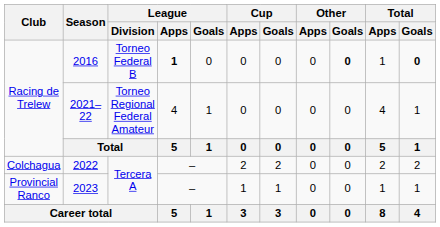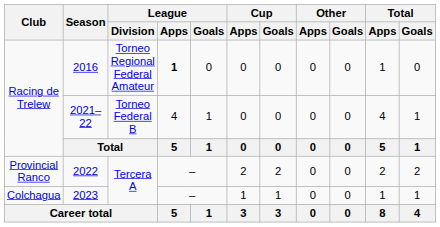(133, 61) Torneo Federal B -> (133, 67) Torneo Regional Federal Amateur
(348, 61) bold -> (348, 67) normal
(417, 61) bold -> (417, 67) normal
(133, 110) Torneo Regional Federal Amateur -> (133, 117) Torneo Federal B
(34, 165) Colchagua -> (34, 171) Provincial Ranco
(34, 189) Provincial Ranco -> (34, 195) Colchagua
